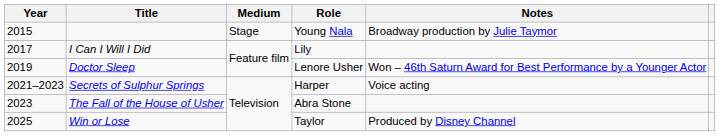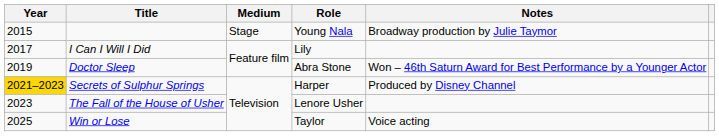(329, 67) Lenore Usher -> (323, 67) Abra Stone
(35, 85) no background -> (35, 85) gold background
(399, 85) Voice acting -> (442, 85) Produced by Disney Channel
(323, 103) Abra Stone -> (329, 103) Lenore Usher
(442, 121) Produced by Disney Channel -> (399, 121) Voice acting
